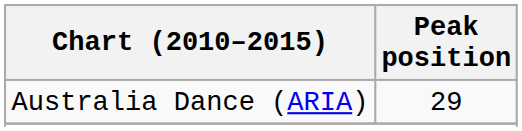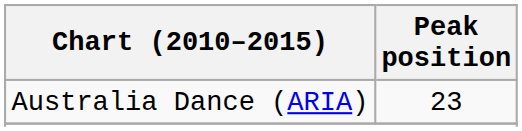(446, 102) 29 -> (446, 102) 23
